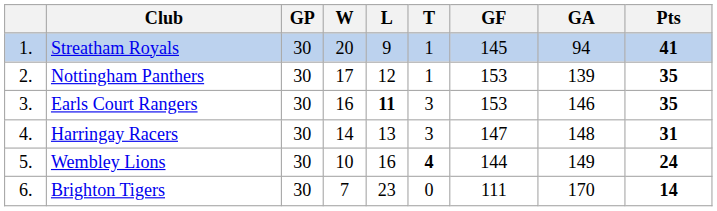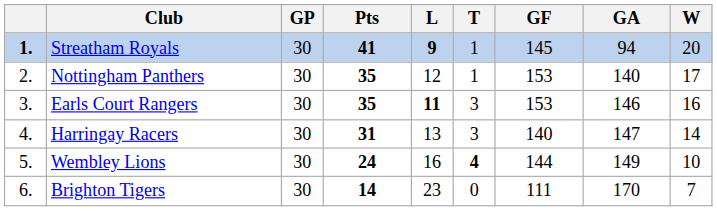columns swapped: (344, 18) <-> (669, 18)
(26, 47) normal -> (26, 47) bold
(387, 47) normal -> (432, 47) bold
(581, 76) 139 -> (626, 76) 140
(494, 133) 147 -> (539, 133) 140
(581, 133) 148 -> (626, 133) 147
